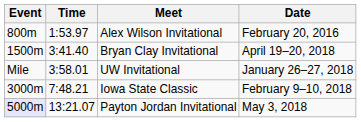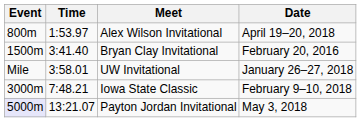(290, 32) February 20, 2016 -> (288, 32) April 19–20, 2018
(288, 51) April 19–20, 2018 -> (290, 51) February 20, 2016
